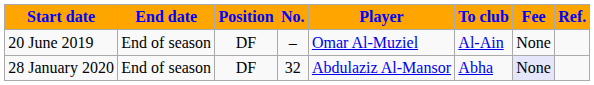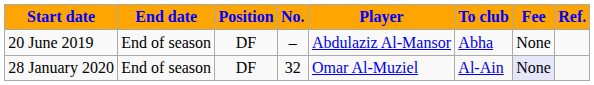(365, 42) Omar Al-Muziel -> (381, 42) Abdulaziz Al-Mansor
(481, 42) Al-Ain -> (476, 42) Abha
(381, 67) Abdulaziz Al-Mansor -> (365, 67) Omar Al-Muziel
(476, 67) Abha -> (481, 67) Al-Ain
